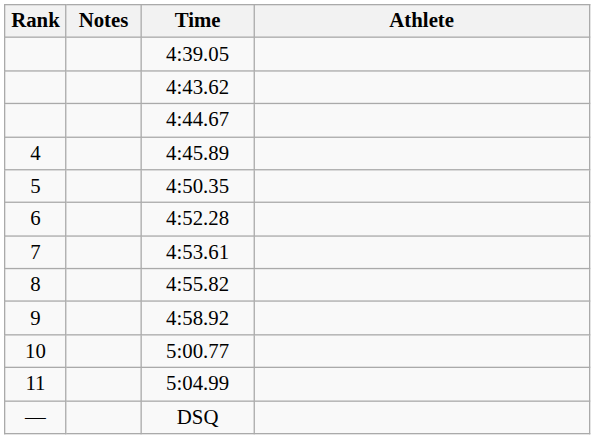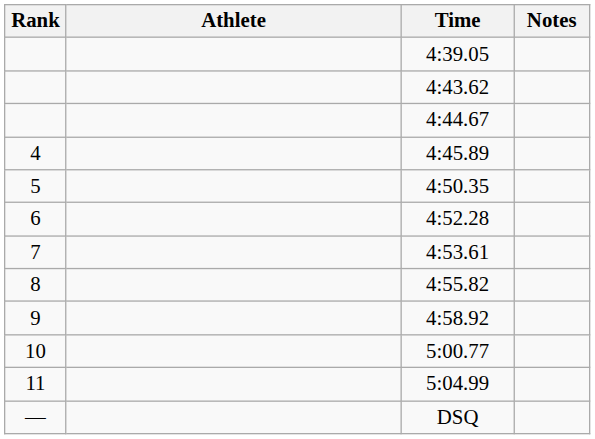columns swapped: (422, 20) <-> (104, 20)
